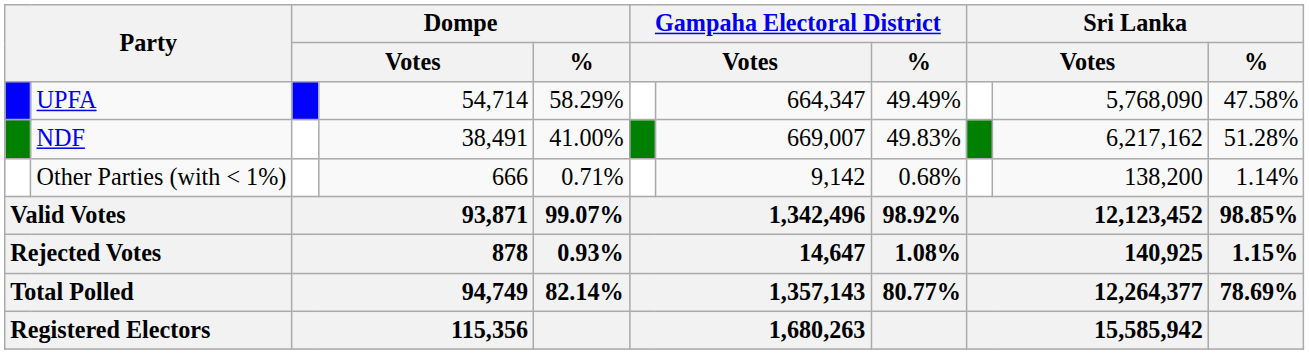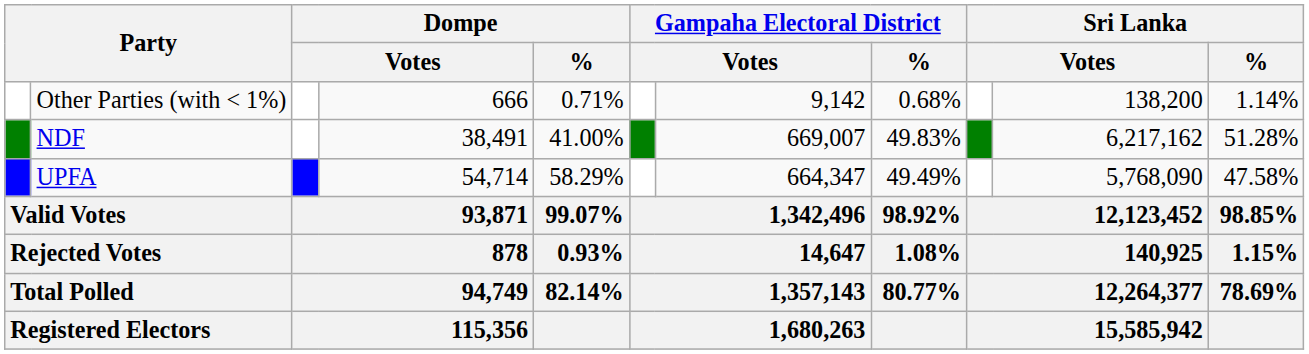rows swapped: (67, 100) <-> (161, 176)
